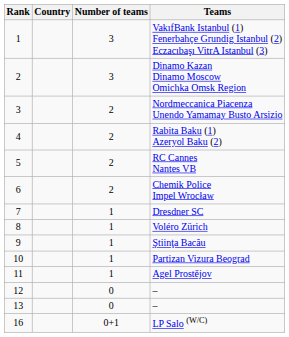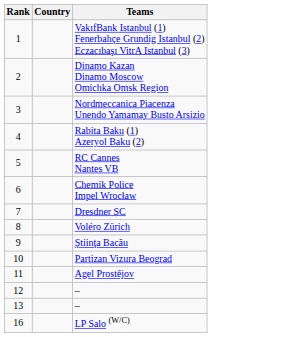- column: (111, 12)
